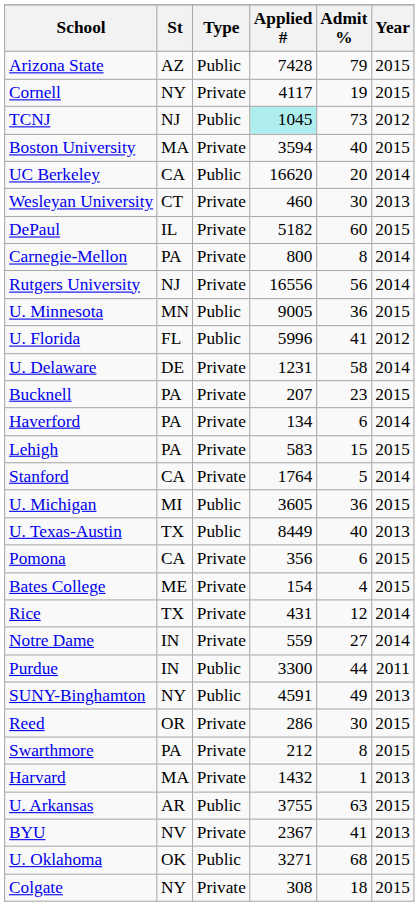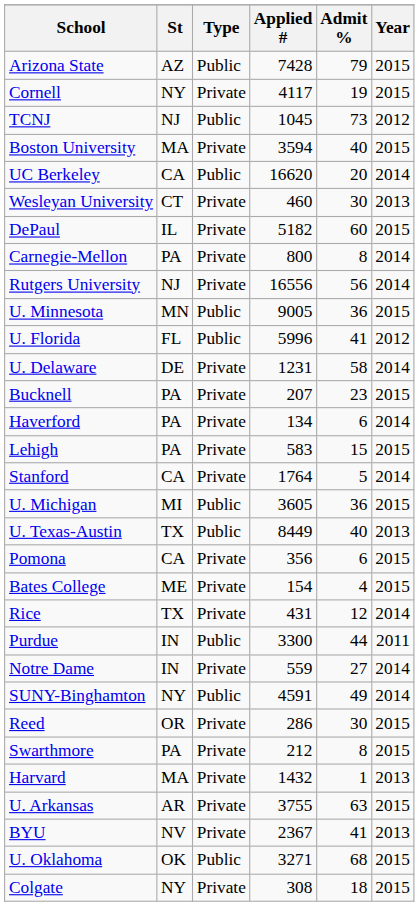(295, 120) paleturquoise background -> (295, 120) no background
rows swapped: (52, 640) <-> (34, 668)
(393, 695) 2013 -> (393, 695) 2014
(219, 805) Public -> (221, 805) Private
